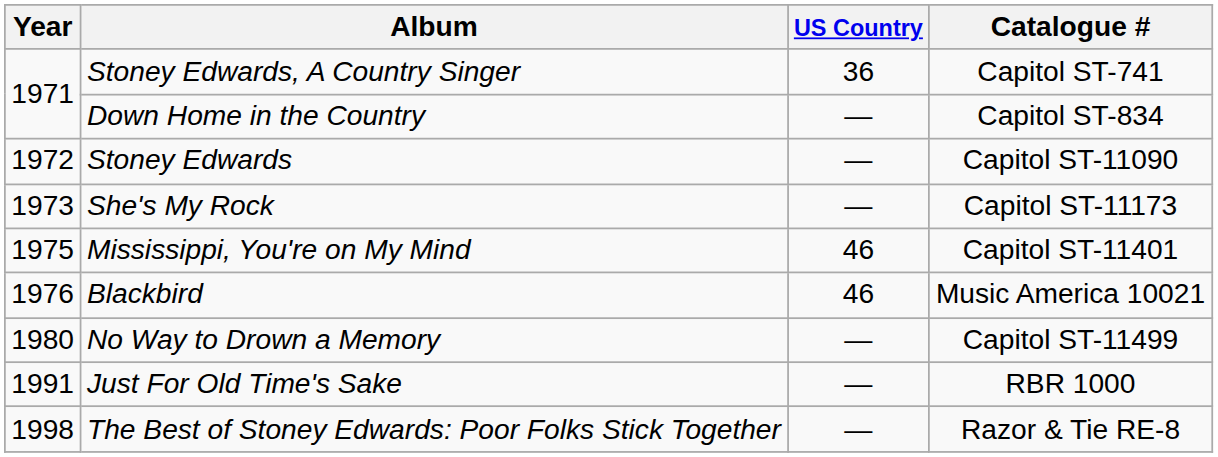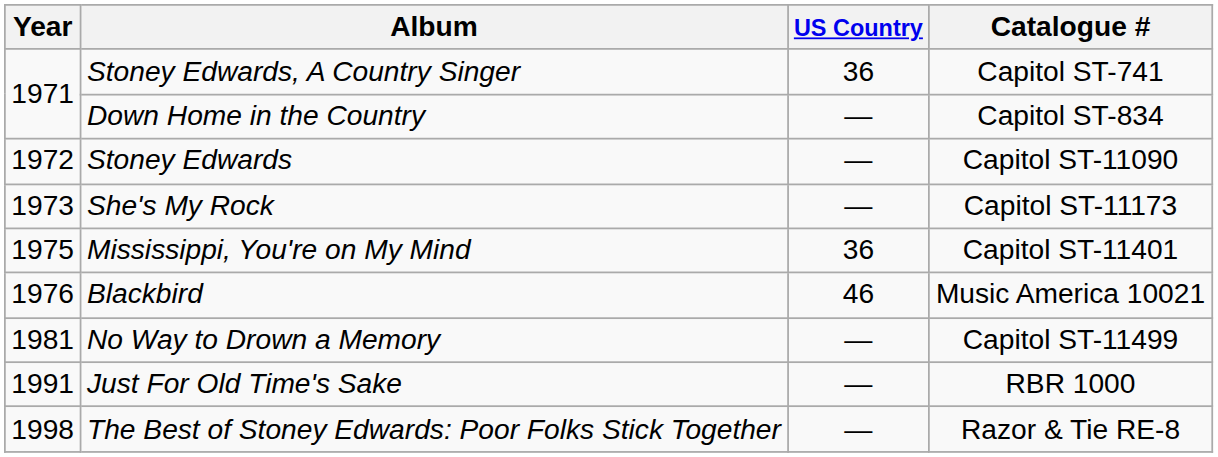(858, 250) 46 -> (858, 250) 36
(43, 339) 1980 -> (43, 339) 1981
